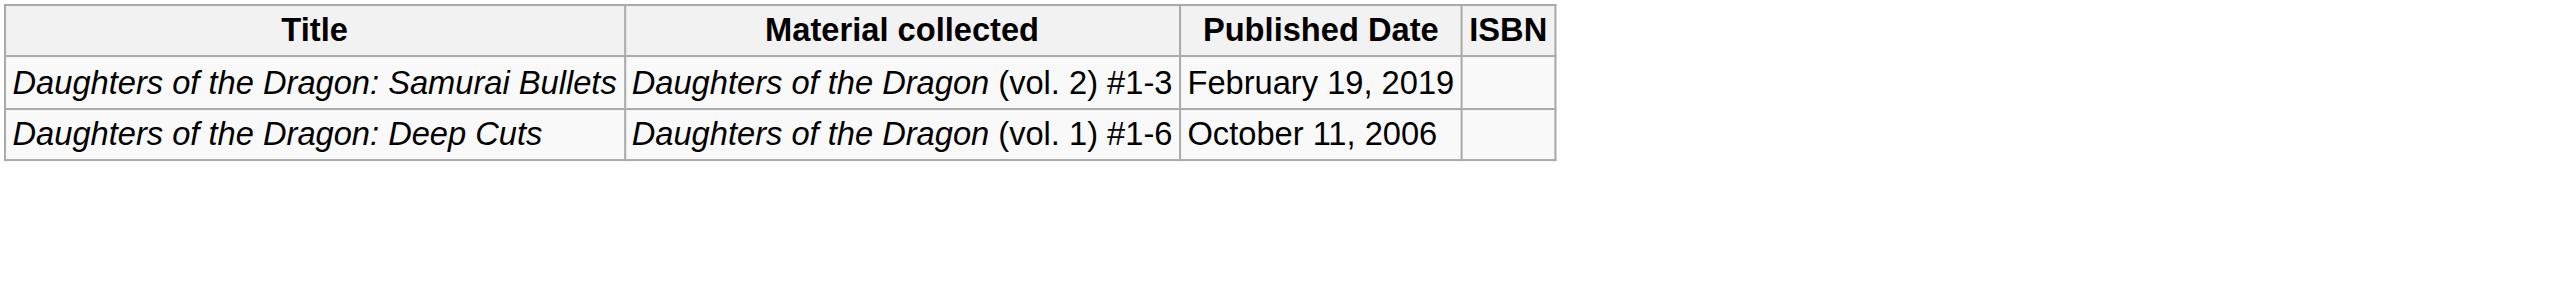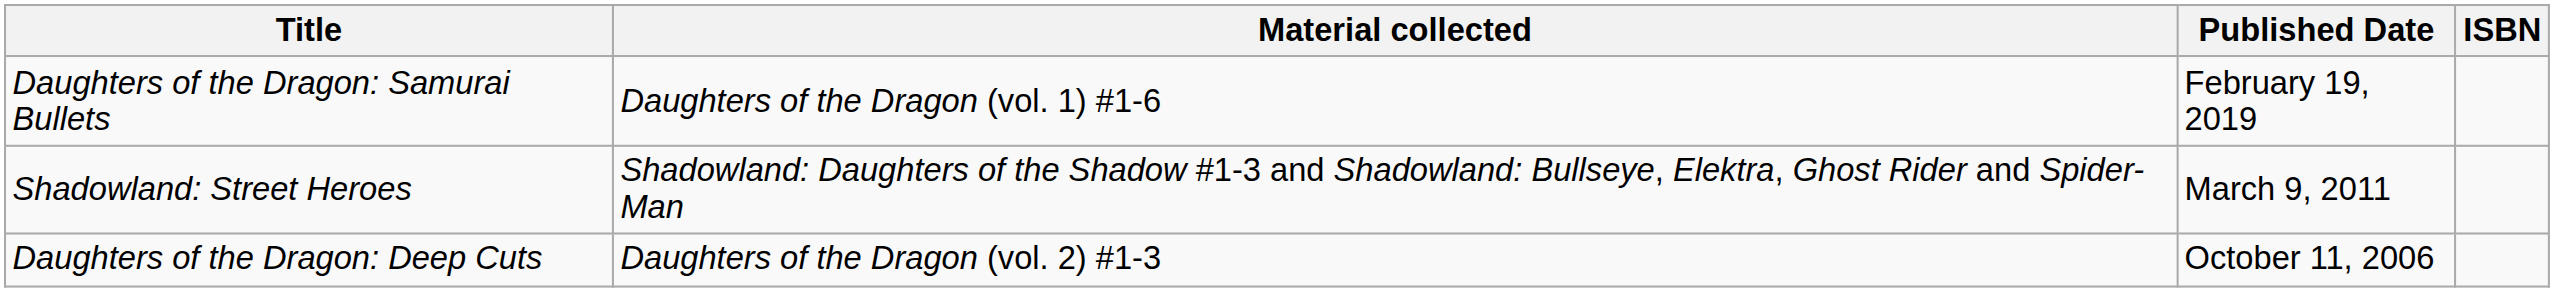(902, 82) Daughters of the Dragon (vol. 2) #1-3 -> (891, 100) Daughters of the Dragon (vol. 1) #1-6
+ row: (212, 188)
(902, 133) Daughters of the Dragon (vol. 1) #1-6 -> (891, 259) Daughters of the Dragon (vol. 2) #1-3
